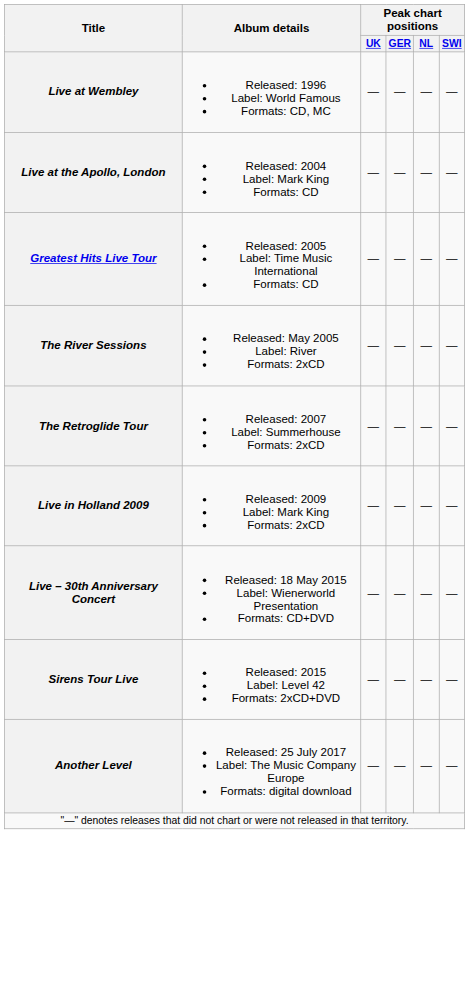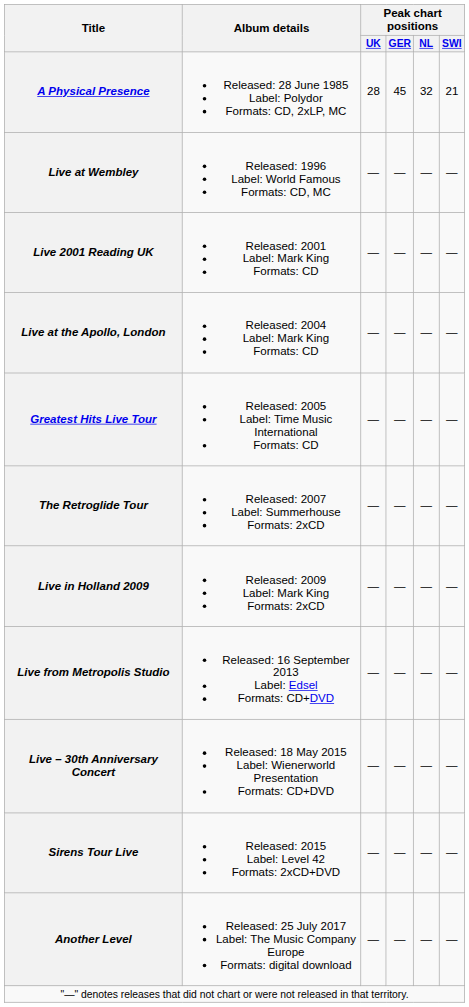+ row: (93, 92)
+ row: (93, 252)
- row: (93, 345)
+ row: (93, 672)
